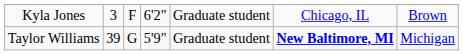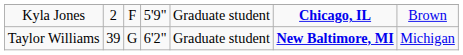(113, 15) 3 -> (113, 15) 2
(155, 15) 6'2" -> (155, 15) 5'9"
(335, 15) normal -> (335, 15) bold
(155, 38) 5'9" -> (155, 38) 6'2"
